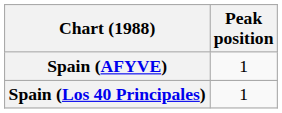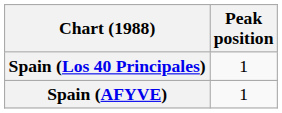rows swapped: (107, 66) <-> (107, 94)
